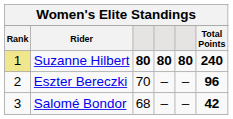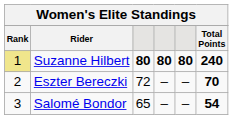(143, 82) 70 -> (143, 82) 72
(212, 82) 96 -> (212, 82) 70
(143, 103) 68 -> (143, 103) 65
(212, 103) 42 -> (212, 103) 54
